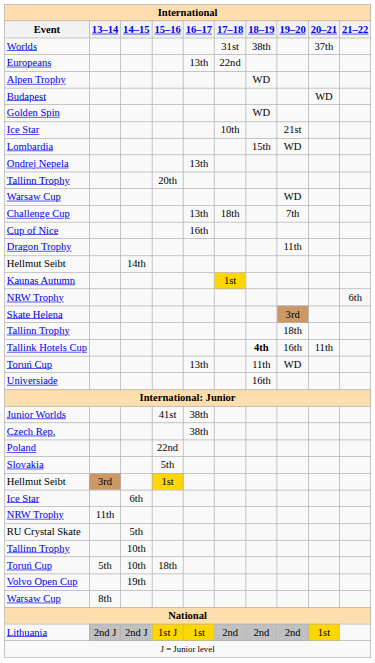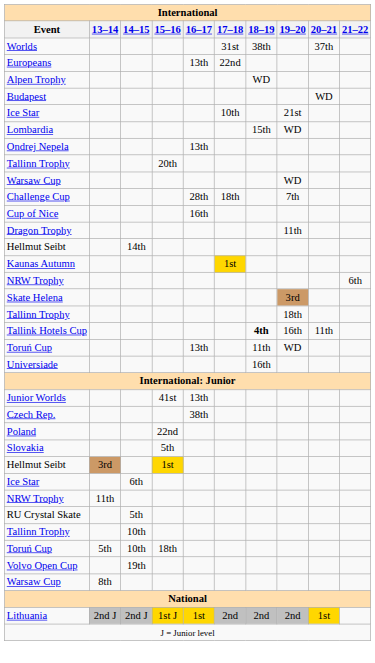- row: (33, 113)
(199, 213) 13th -> (199, 197) 28th
(199, 414) 38th -> (199, 398) 13th
